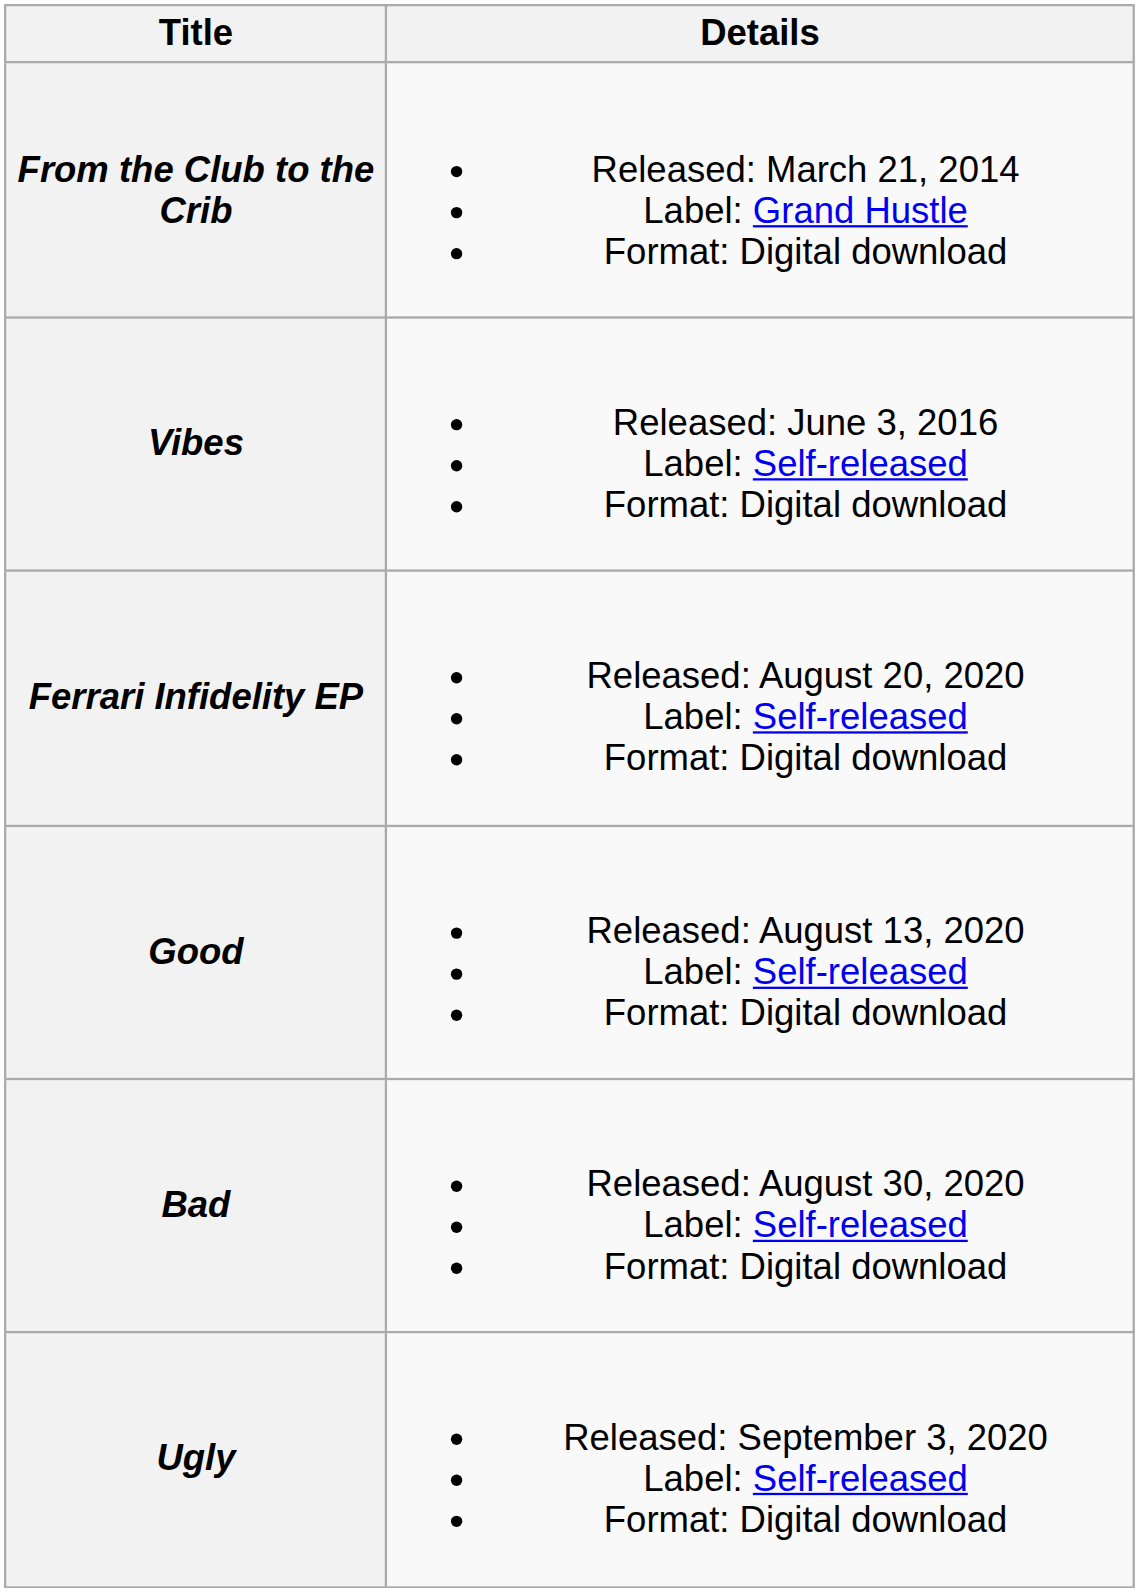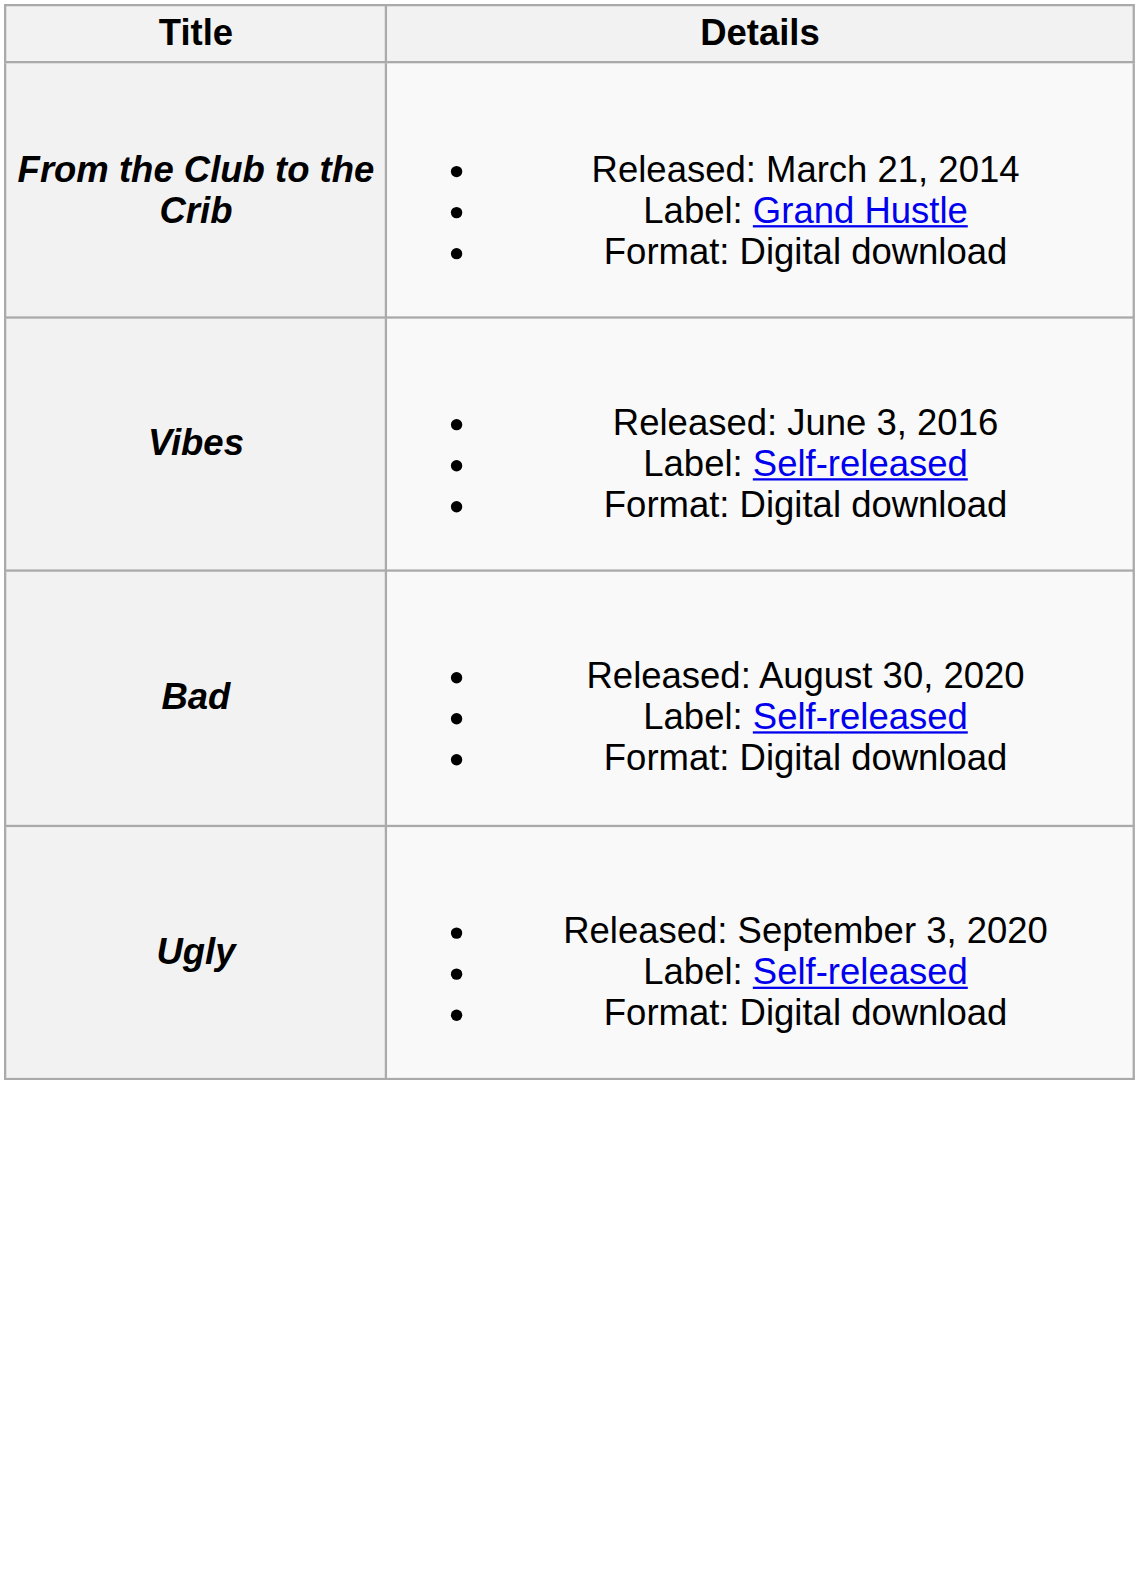- row: (196, 697)
- row: (196, 951)
